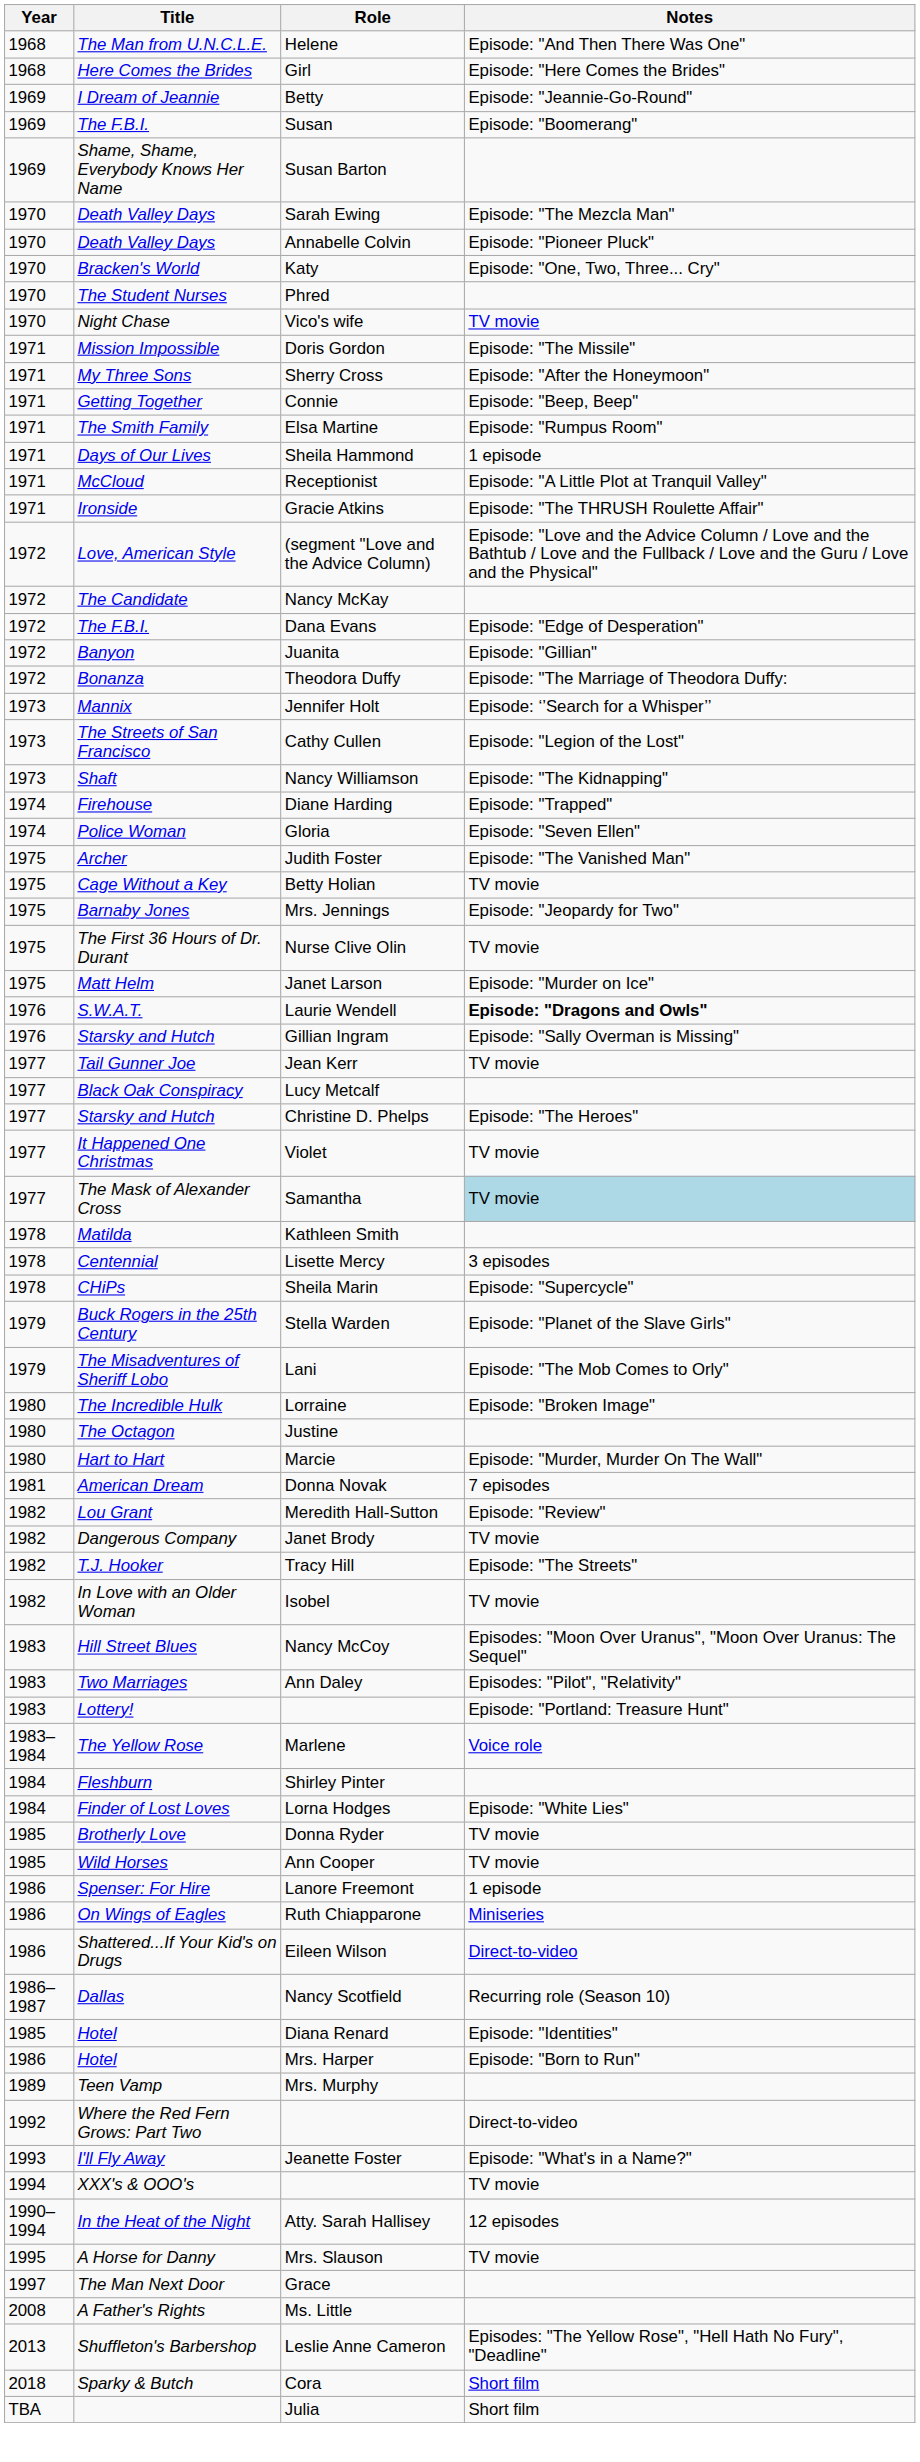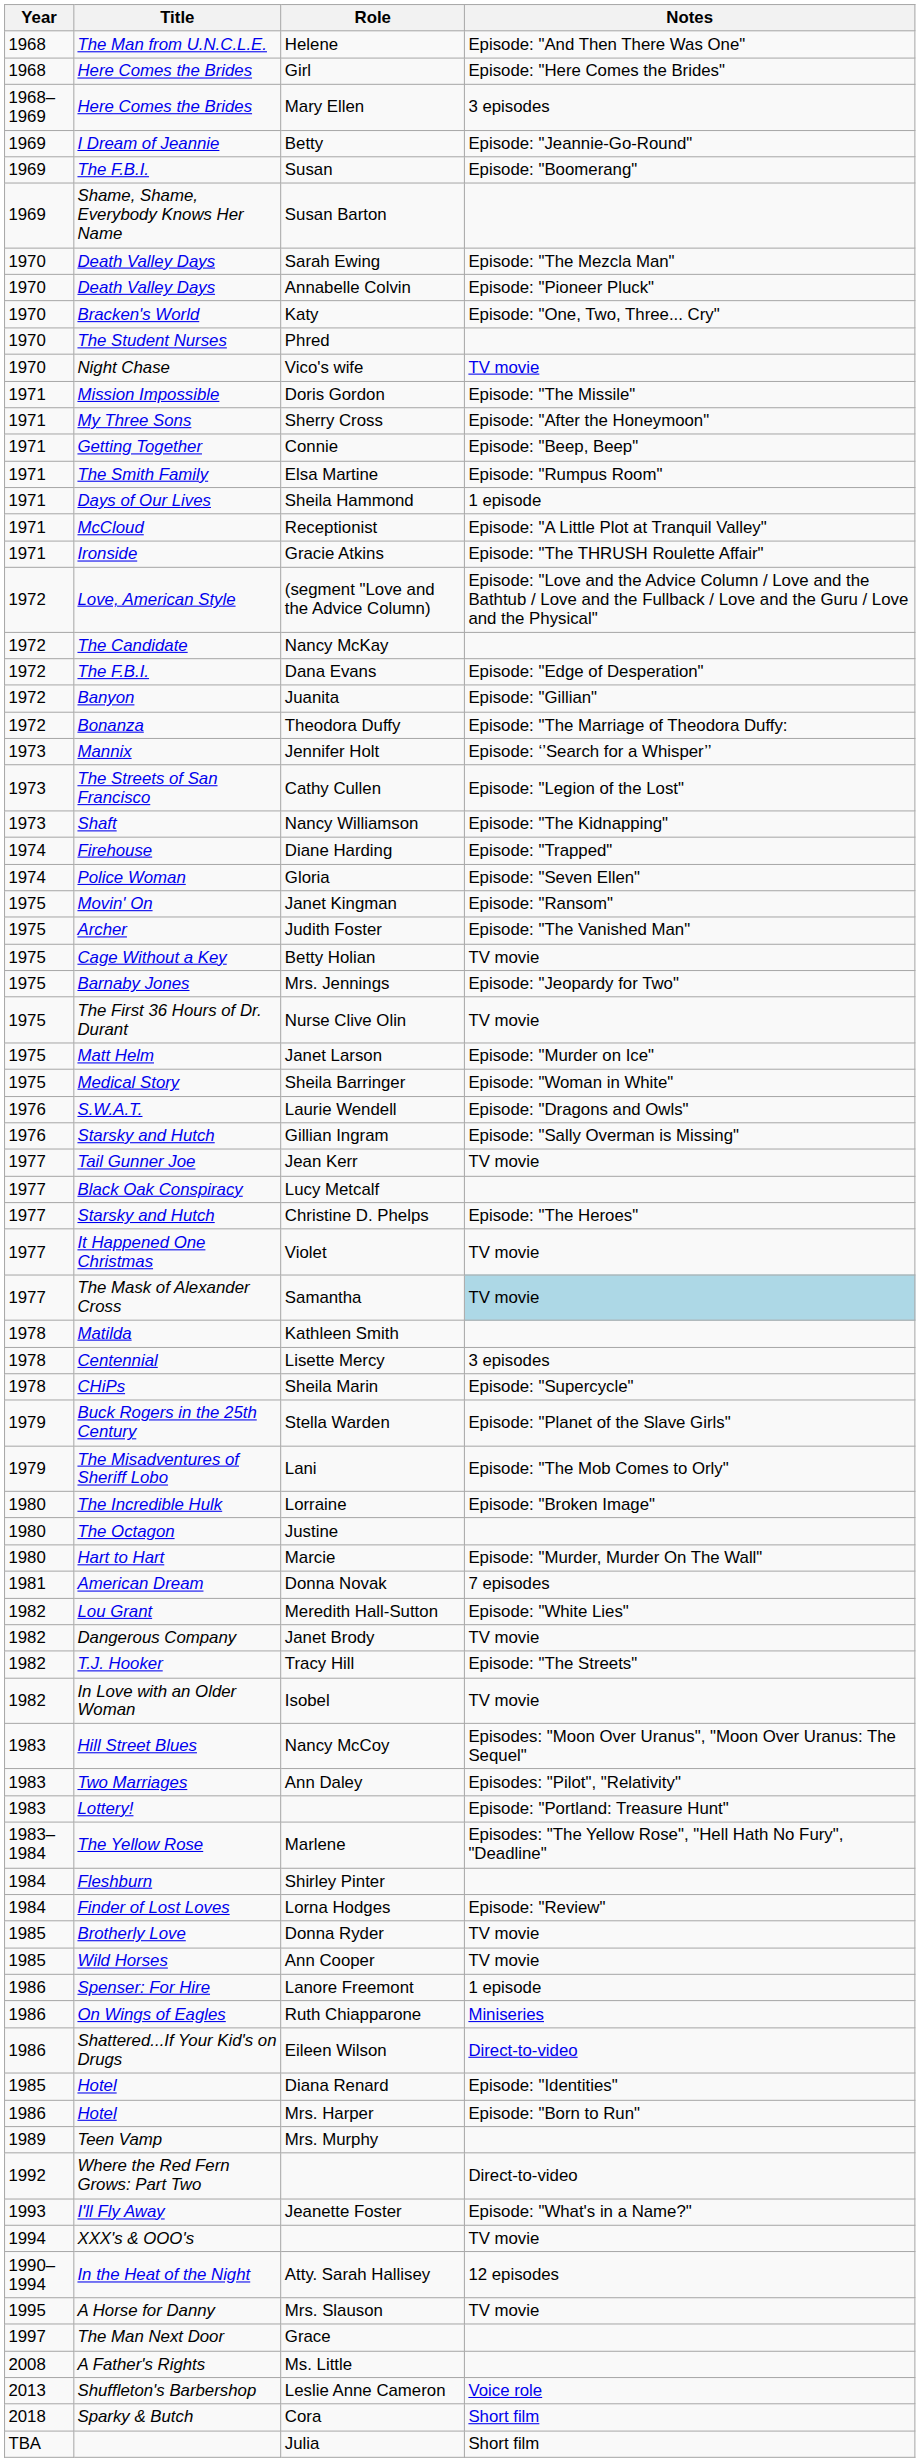+ row: (165, 107)
+ row: (115, 903)
+ row: (128, 1082)
(588, 1010) bold -> (578, 1109) normal
(537, 1512) Episode: "Review" -> (549, 1611) Episode: "White Lies"
(505, 1746) Voice role -> (656, 1844) Episodes: "The Yellow Rose", "Hell Hath No Fury", "Deadline"
(549, 1808) Episode: "White Lies" -> (537, 1907) Episode: "Review"
- row: (101, 1997)
(656, 2346) Episodes: "The Yellow Rose", "Hell Hath No Fury", "Deadline" -> (505, 2390) Voice role
